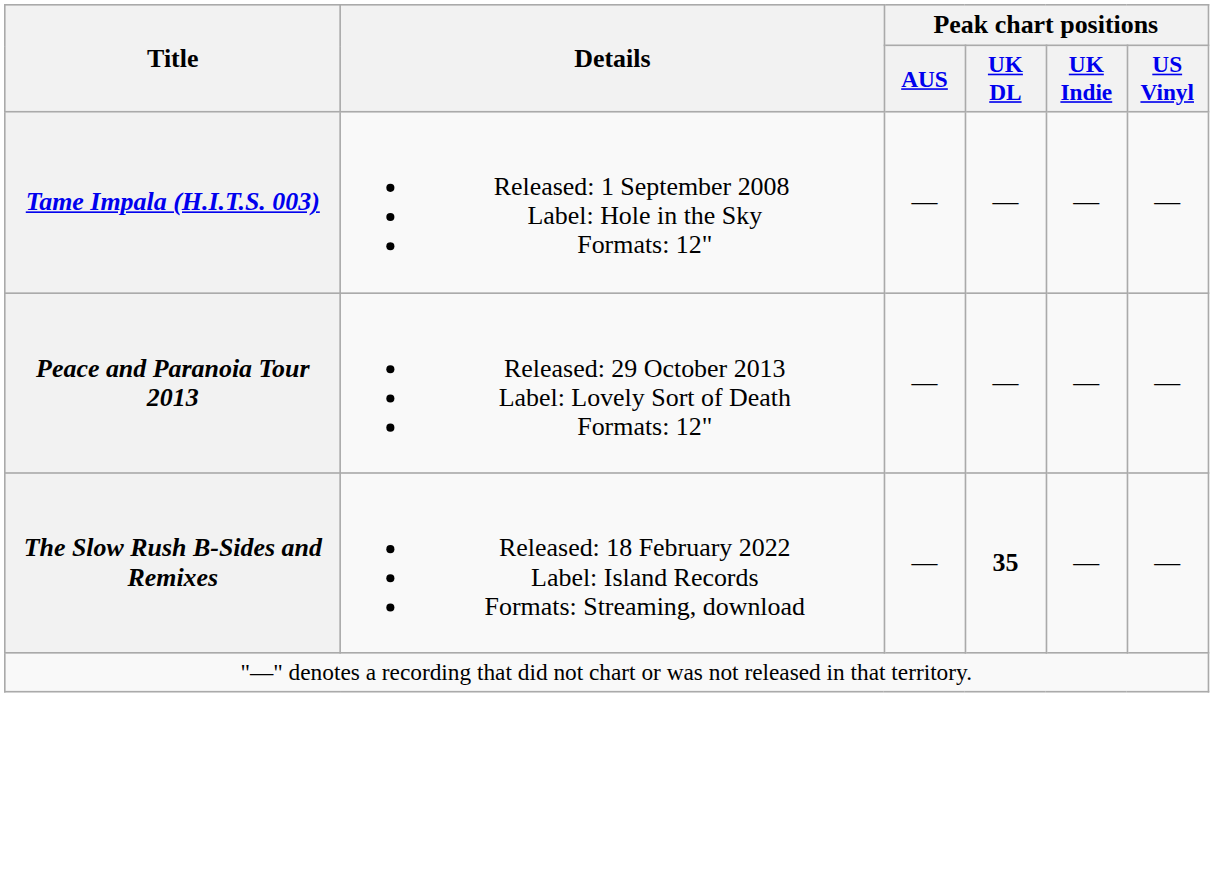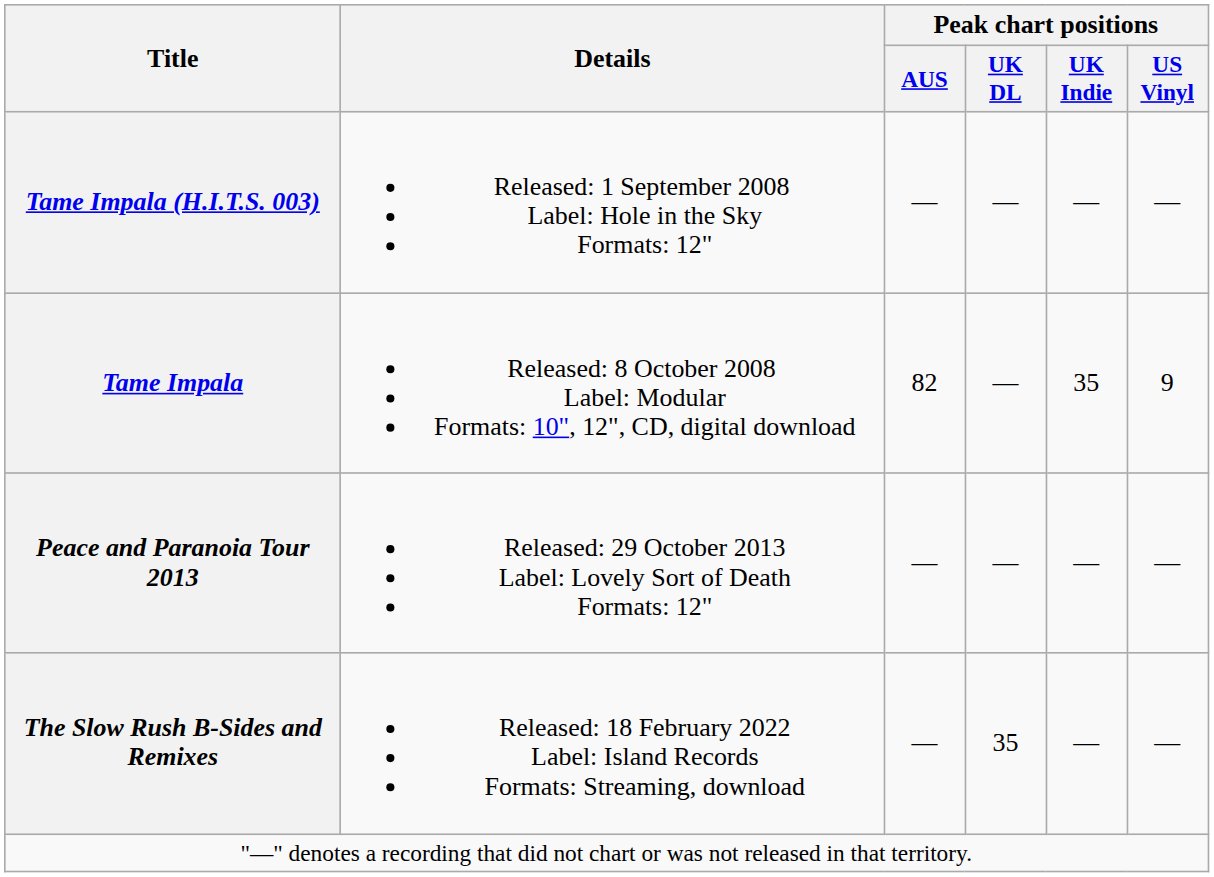+ row: (173, 382)
(1005, 562) bold -> (1005, 743) normal
